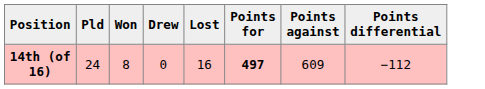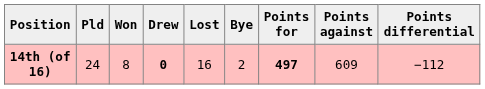+ column: (242, 24)
(163, 64) normal -> (163, 64) bold
